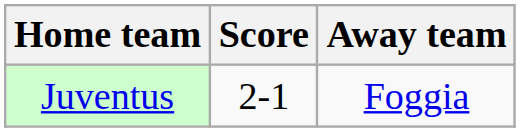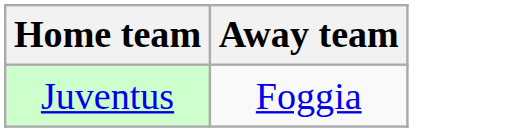- column: (264, 34)
